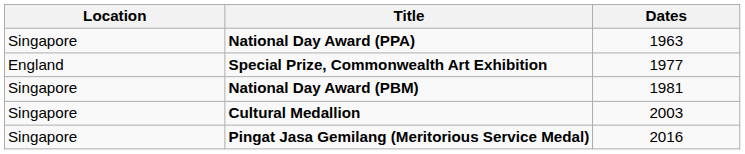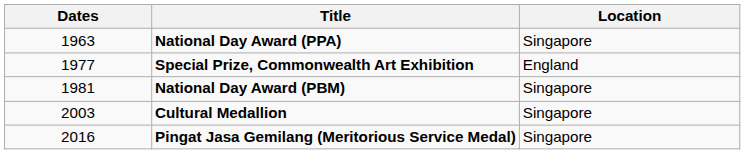columns swapped: (666, 16) <-> (115, 16)
